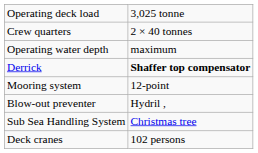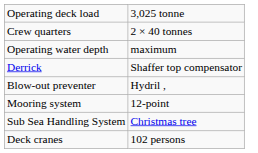(190, 67) bold -> (186, 67) normal
rows swapped: (44, 85) <-> (51, 103)
